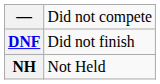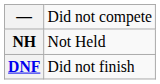rows swapped: (24, 41) <-> (24, 66)
